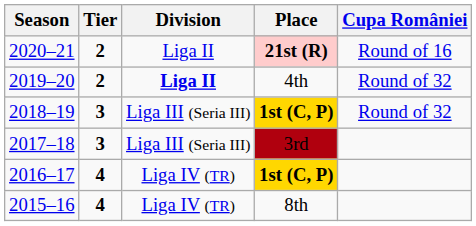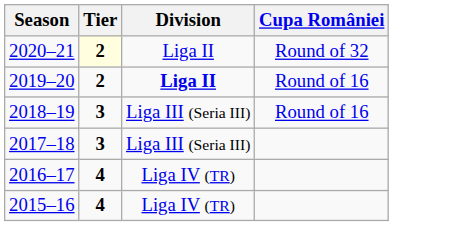- column: (296, 20)
(100, 51) no background -> (100, 51) lightyellow background
(405, 51) Round of 16 -> (322, 51) Round of 32
(405, 82) Round of 32 -> (322, 82) Round of 16
(405, 112) Round of 32 -> (322, 112) Round of 16
